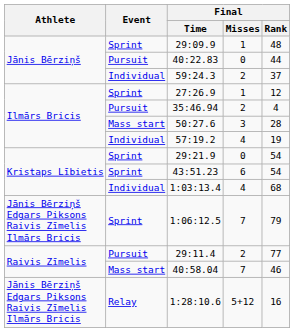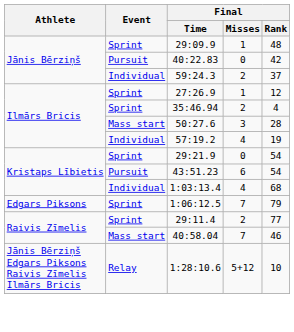(276, 60) 44 -> (276, 60) 42
(128, 108) Pursuit -> (125, 108) Sprint
(125, 171) Sprint -> (128, 171) Pursuit
(47, 220) Jānis Bērziņš Edgars Piksons Raivis Zīmelis Ilmārs Bricis -> (47, 203) Edgars Piksons
(128, 253) Pursuit -> (125, 219) Sprint
(276, 302) 16 -> (276, 268) 10
